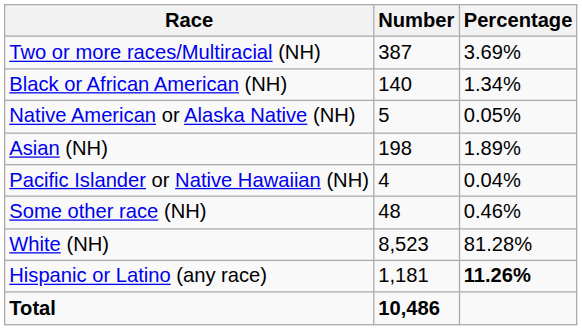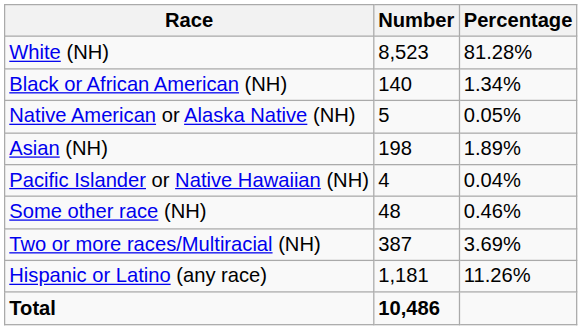rows swapped: (59, 244) <-> (165, 52)
(497, 276) bold -> (497, 276) normal
